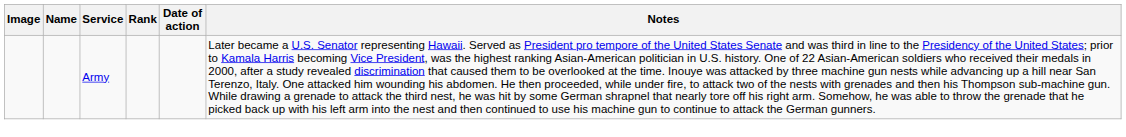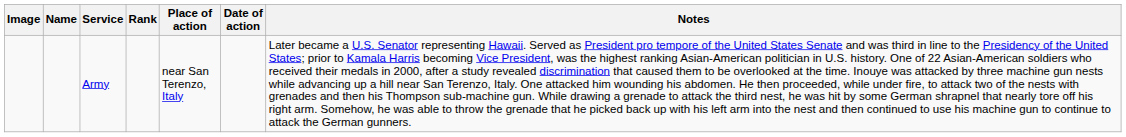+ column: (190, 20)
